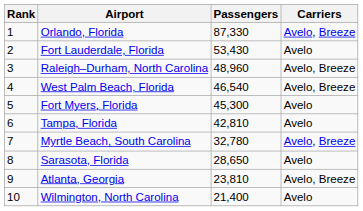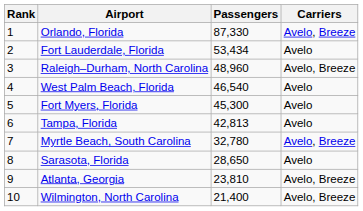(231, 50) 53,430 -> (231, 50) 53,434
(319, 87) Avelo, Breeze -> (298, 87) Avelo
(231, 123) 42,810 -> (231, 123) 42,813
(298, 197) Avelo -> (319, 197) Avelo, Breeze
